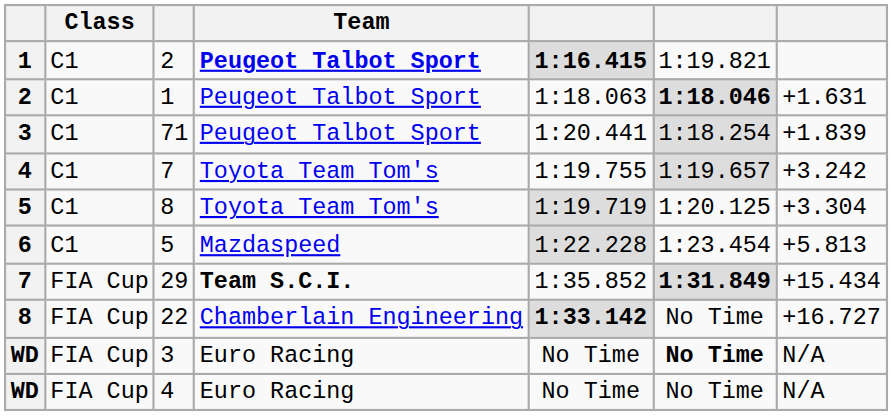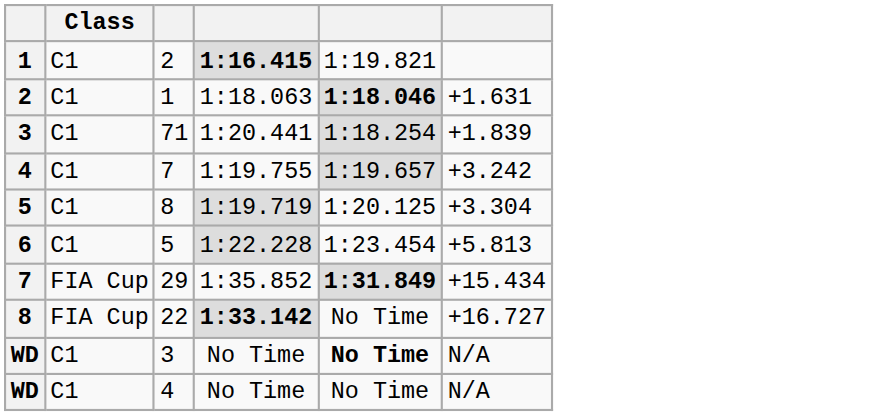- column: (361, 24)
(100, 356) FIA Cup -> (64, 356) C1
(100, 393) FIA Cup -> (64, 393) C1
